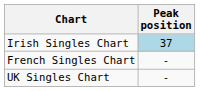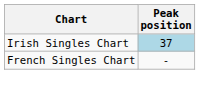- row: (58, 78)
